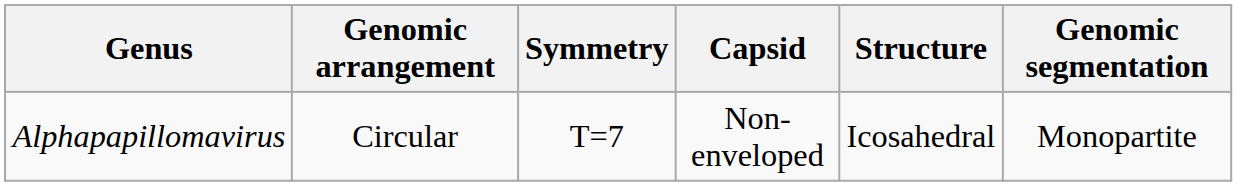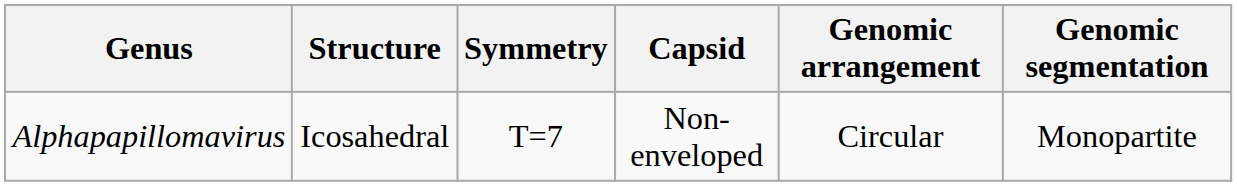columns swapped: (921, 48) <-> (405, 48)
